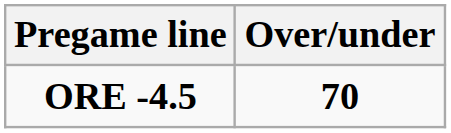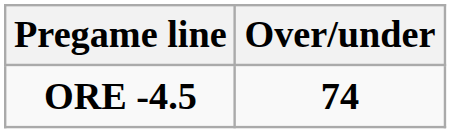(340, 95) 70 -> (340, 95) 74
